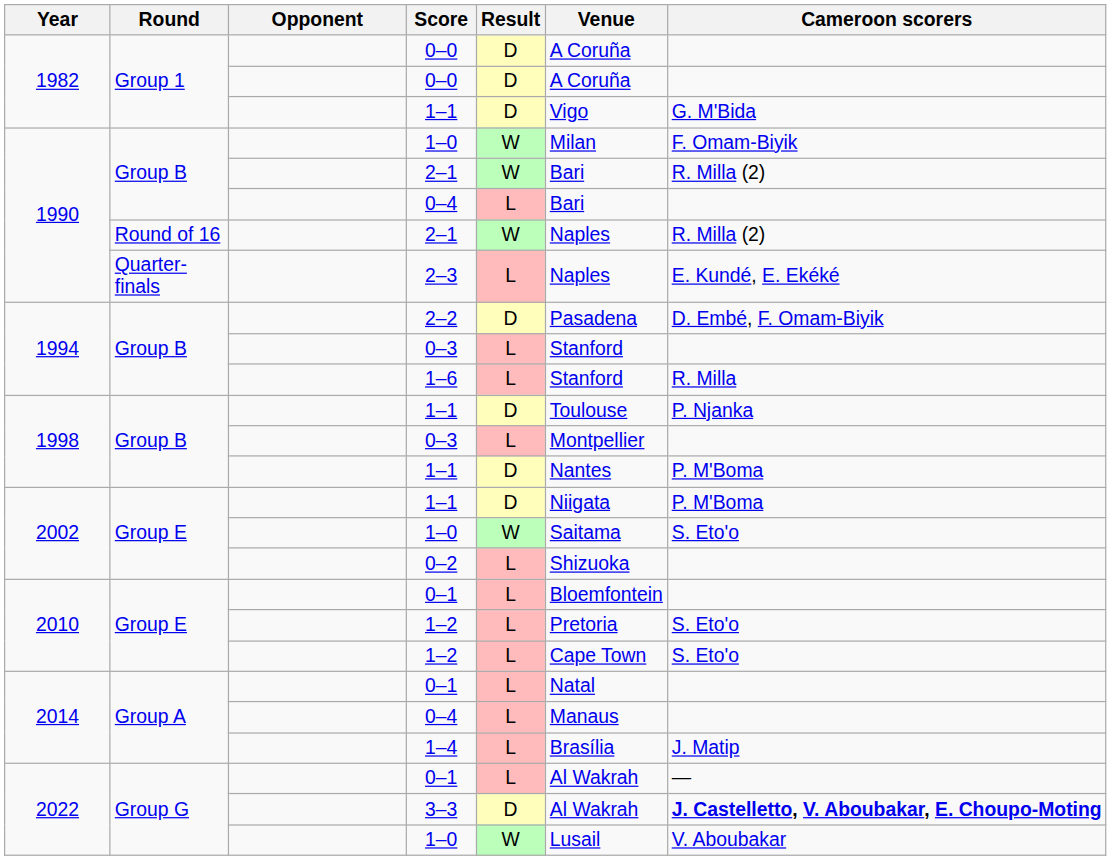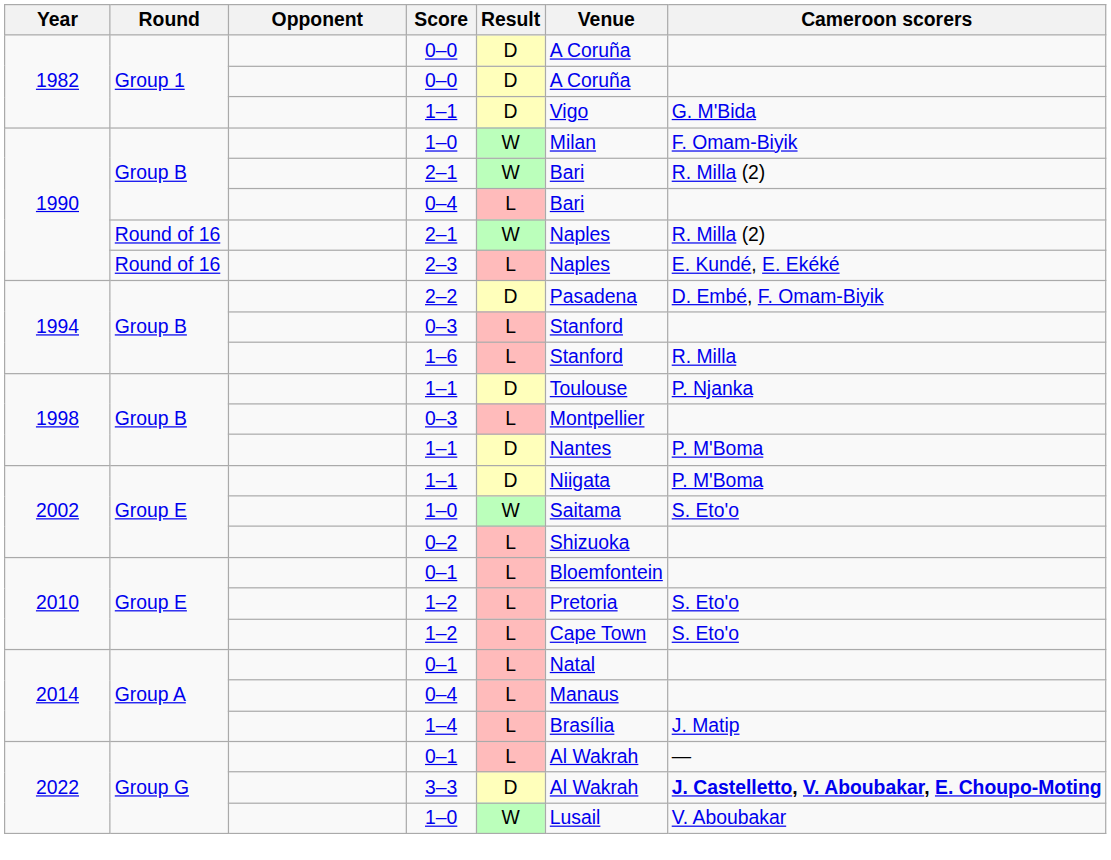(151, 276) Quarter-finals -> (168, 265) Round of 16
